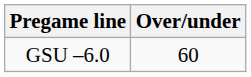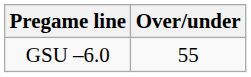(188, 54) 60 -> (188, 54) 55
